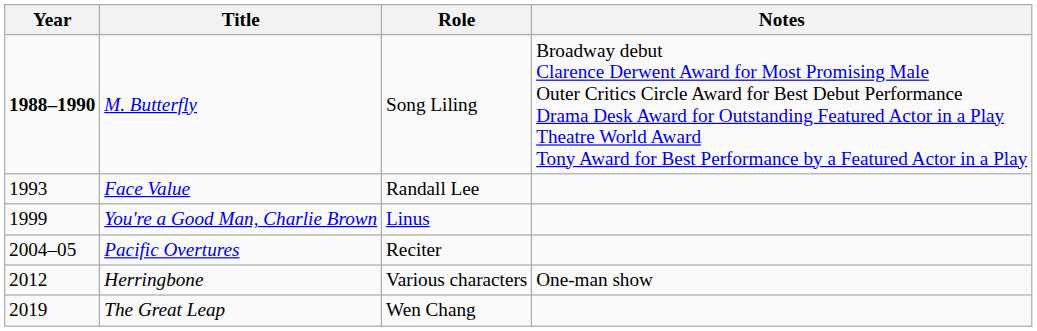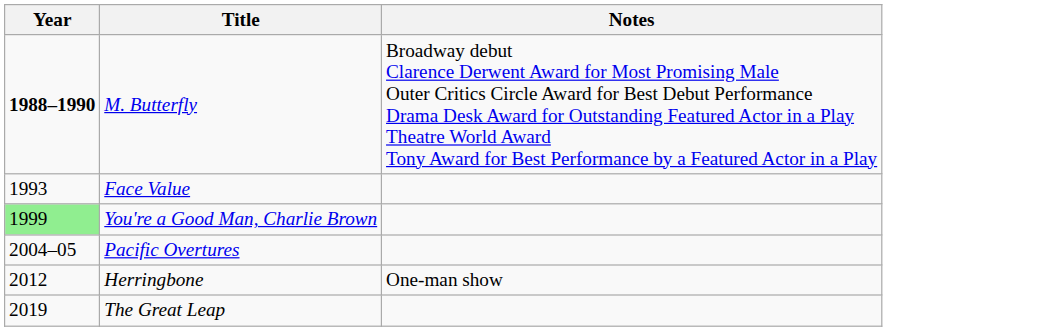- column: (457, 19)
(28, 219) no background -> (28, 219) lightgreen background
